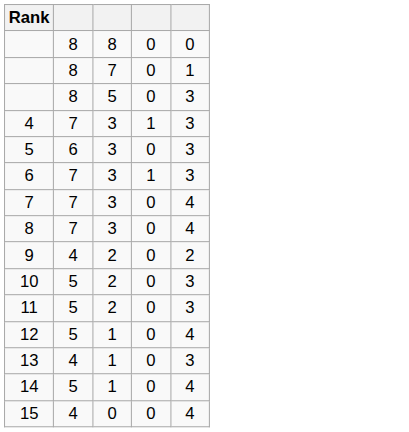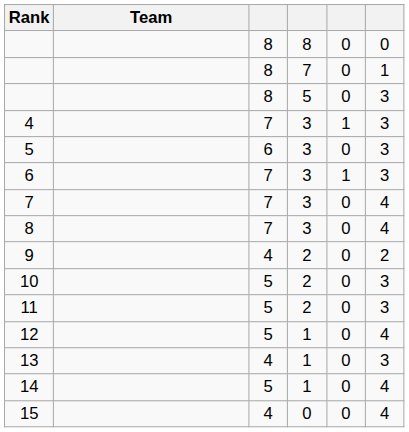+ column: (151, 17)
